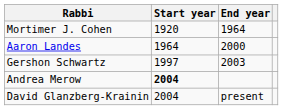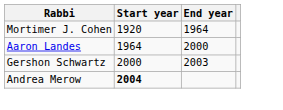(166, 63) 1997 -> (129, 63) 2000
- row: (78, 96)
